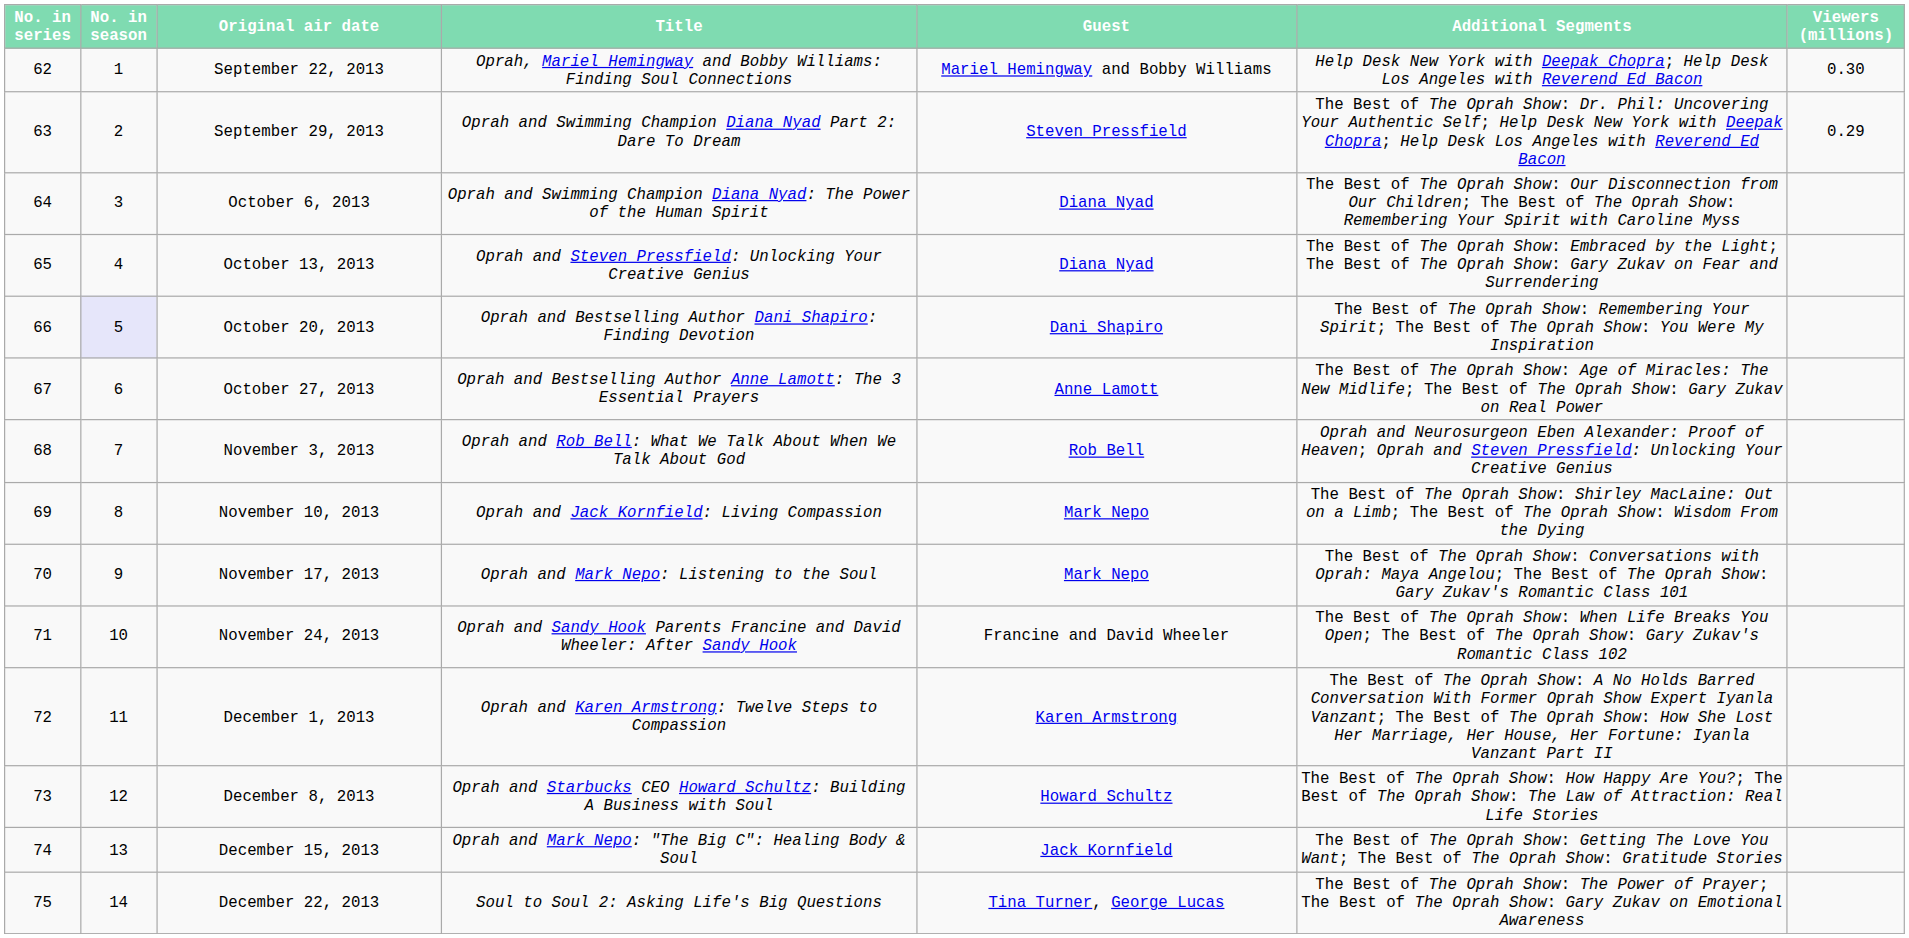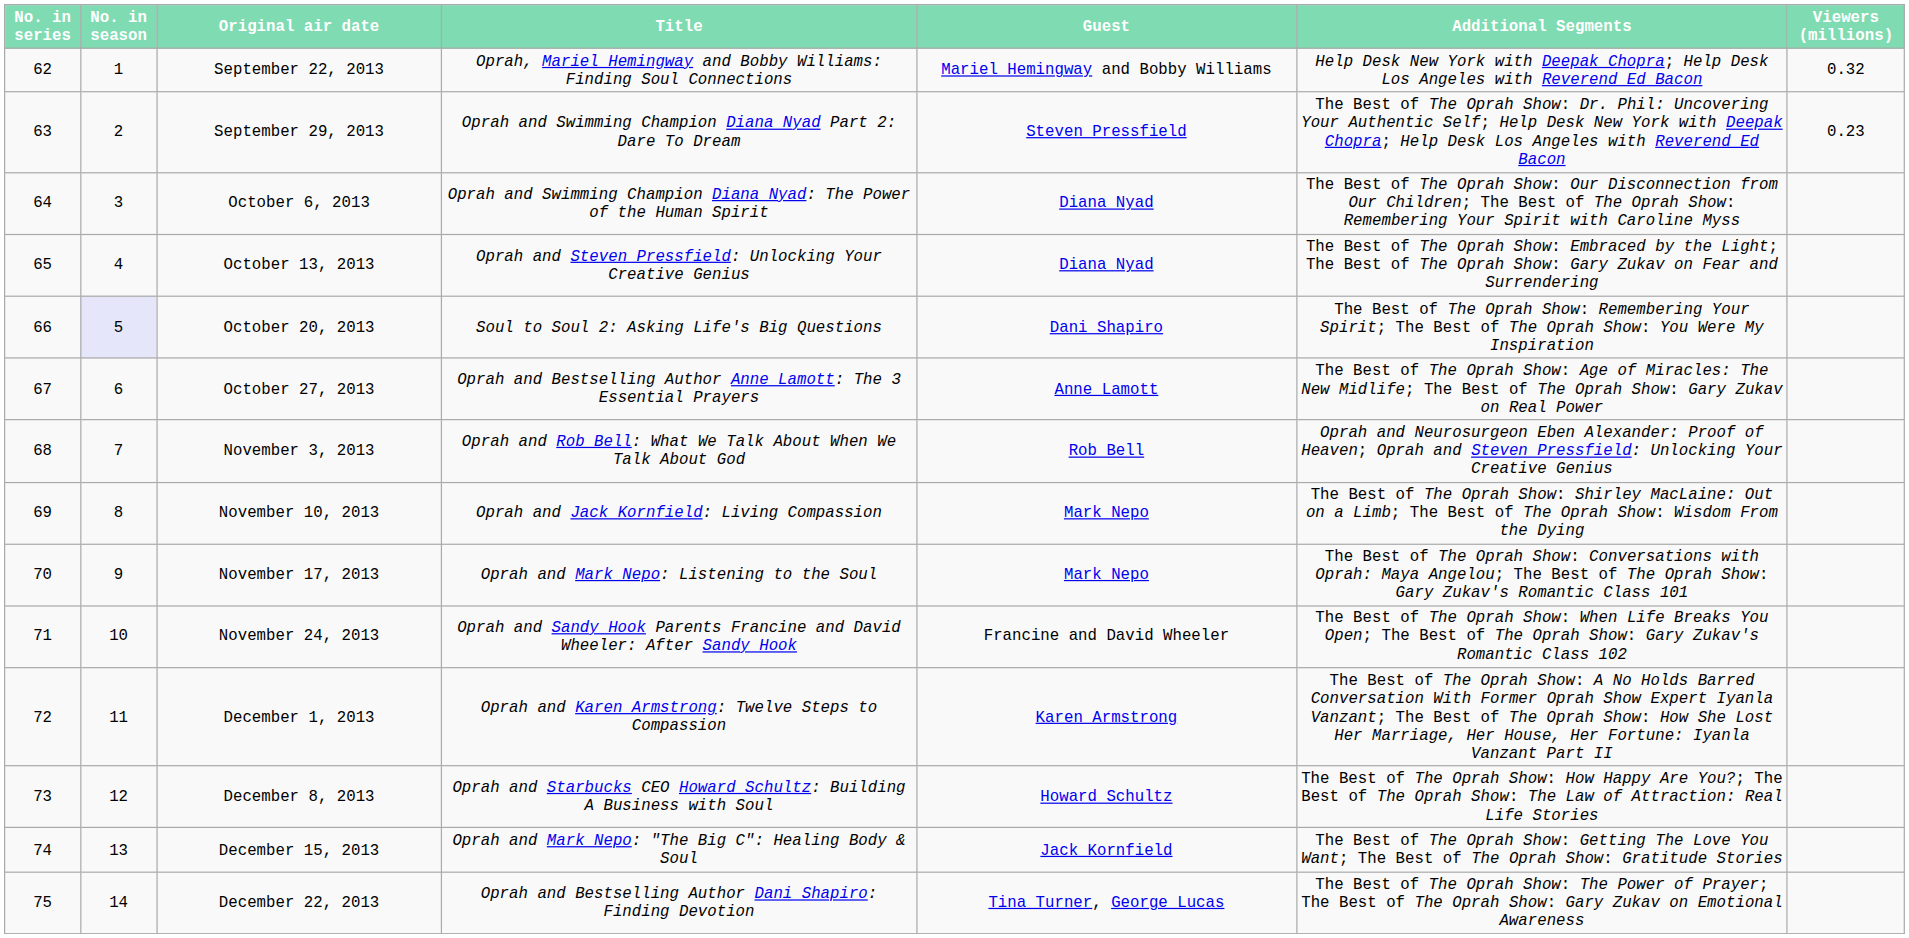(1846, 70) 0.30 -> (1846, 70) 0.32
(1846, 132) 0.29 -> (1846, 132) 0.23
(679, 327) Oprah and Bestselling Author Dani Shapiro: Finding Devotion -> (679, 327) Soul to Soul 2: Asking Life's Big Questions
(679, 903) Soul to Soul 2: Asking Life's Big Questions -> (679, 903) Oprah and Bestselling Author Dani Shapiro: Finding Devotion
